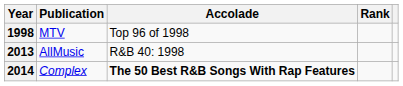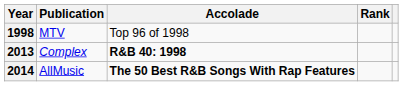(62, 52) AllMusic -> (63, 52) Complex
(147, 52) normal -> (148, 52) bold
(63, 71) Complex -> (62, 71) AllMusic
